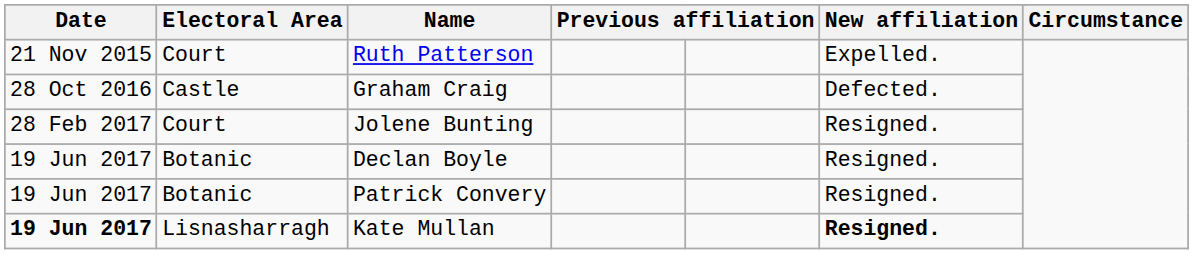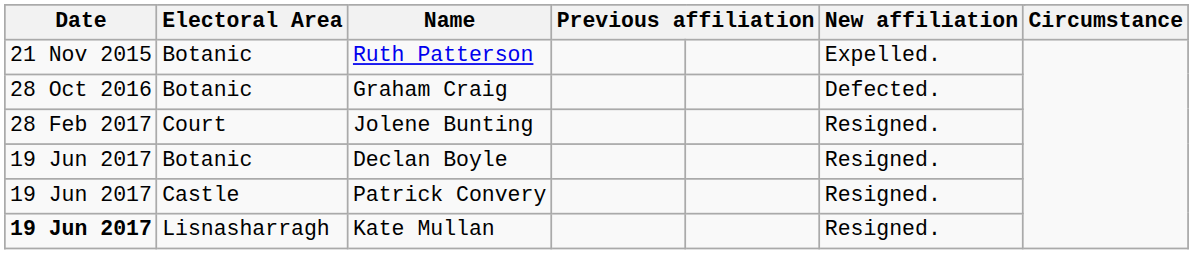(194, 57) Court -> (207, 57) Botanic
(201, 92) Castle -> (207, 92) Botanic
(207, 196) Botanic -> (201, 196) Castle
(883, 231) bold -> (883, 231) normal
